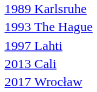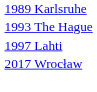- row: (30, 63)
